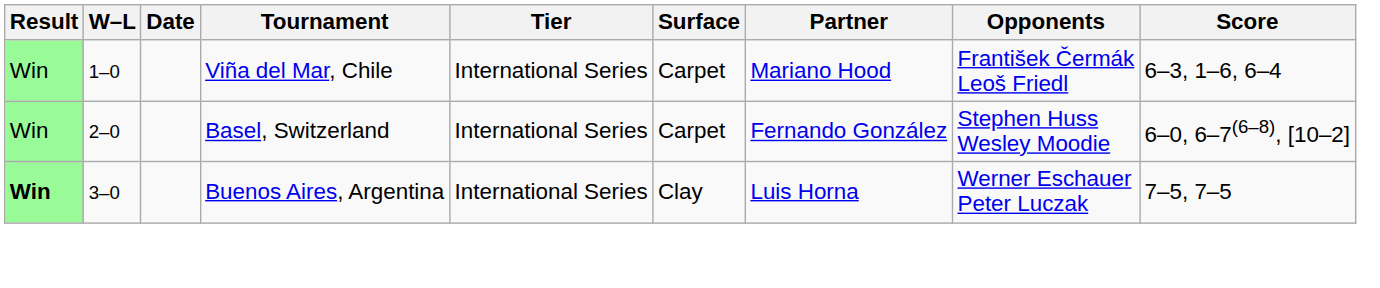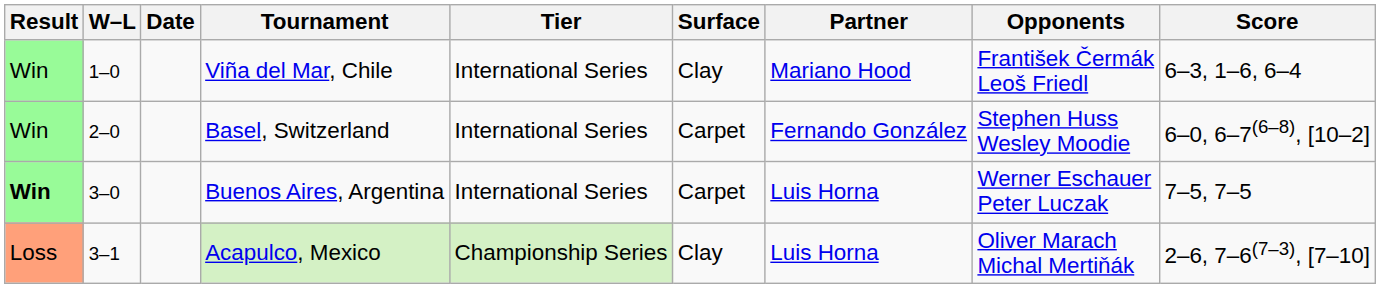(692, 70) Carpet -> (700, 70) Clay
(680, 191) Clay -> (711, 191) Carpet
+ row: (293, 252)
